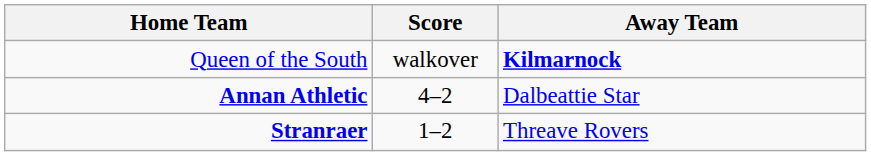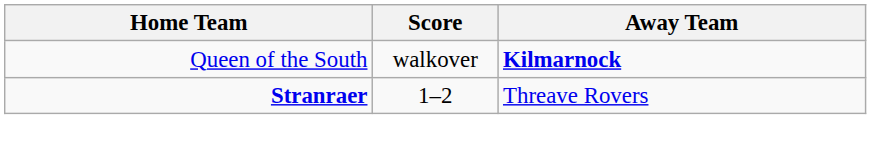- row: (293, 95)
